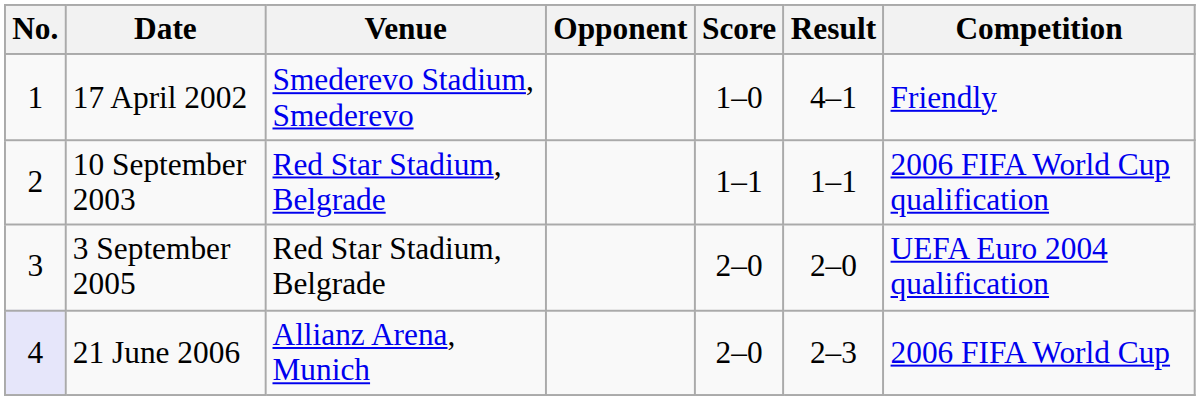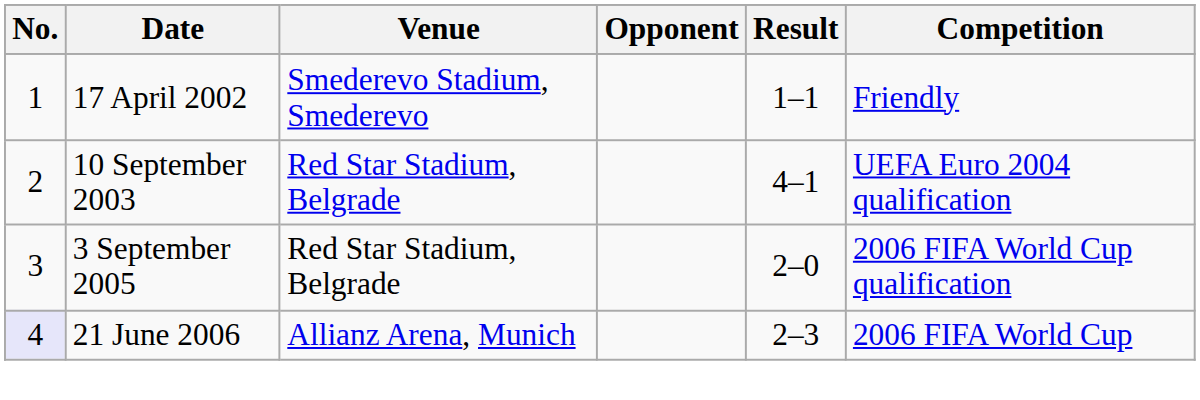- column: (739, 29)
(833, 96) 4–1 -> (796, 96) 1–1
(833, 181) 1–1 -> (796, 181) 4–1
(1030, 181) 2006 FIFA World Cup qualification -> (962, 181) UEFA Euro 2004 qualification
(999, 266) UEFA Euro 2004 qualification -> (993, 266) 2006 FIFA World Cup qualification
